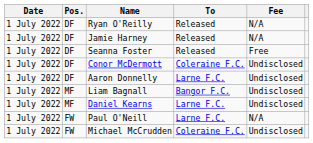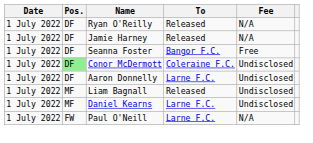(195, 51) Released -> (193, 51) Bangor F.C.
(69, 64) no background -> (69, 64) lightgreen background
(203, 91) Bangor F.C. -> (186, 91) Released
- row: (130, 131)
